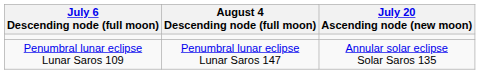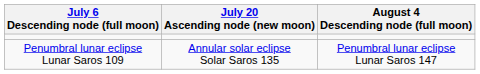columns swapped: (397, 19) <-> (240, 19)
